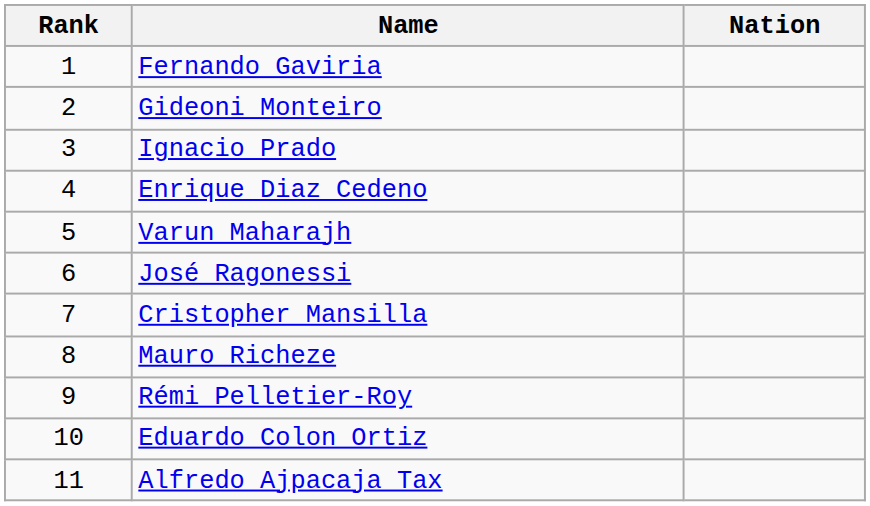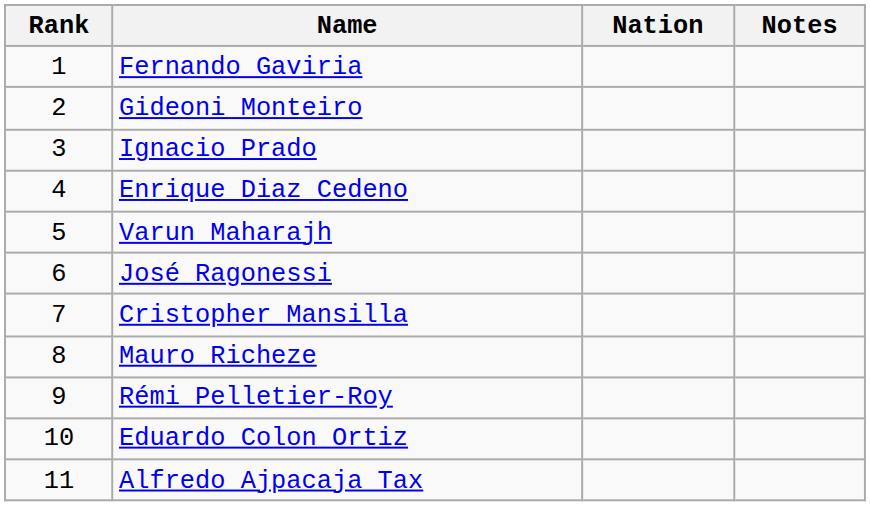+ column: (800, 26)
